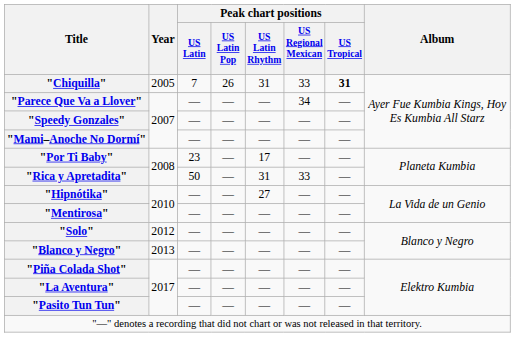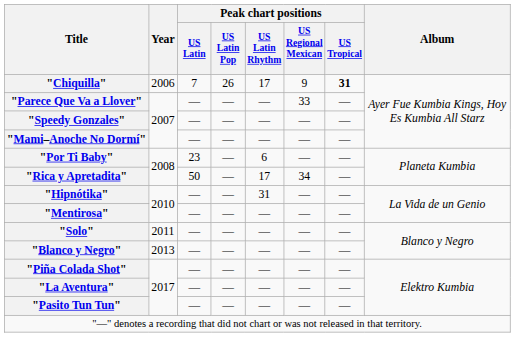(163, 83) 2005 -> (163, 83) 2006
(264, 83) 31 -> (264, 83) 17
(304, 83) 33 -> (304, 83) 9
(304, 102) 34 -> (304, 102) 33
(264, 157) 17 -> (264, 157) 6
(264, 176) 31 -> (264, 176) 17
(304, 176) 33 -> (304, 176) 34
(264, 194) 27 -> (264, 194) 31
(163, 231) 2012 -> (163, 231) 2011
